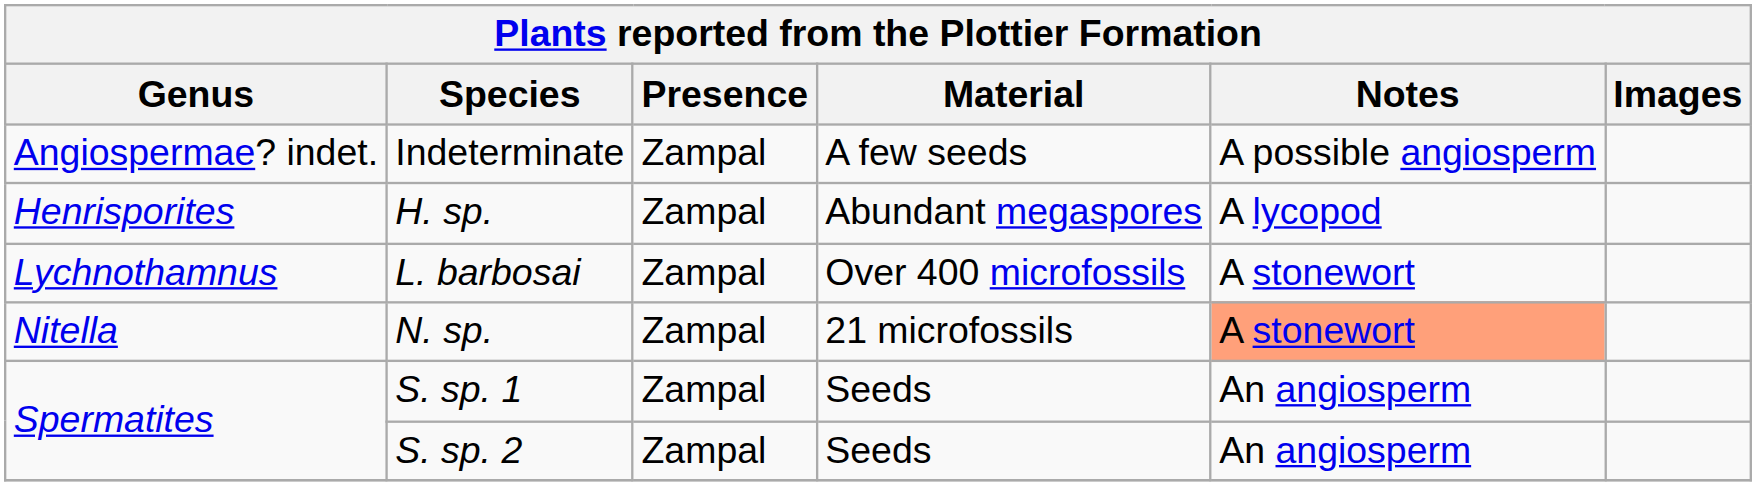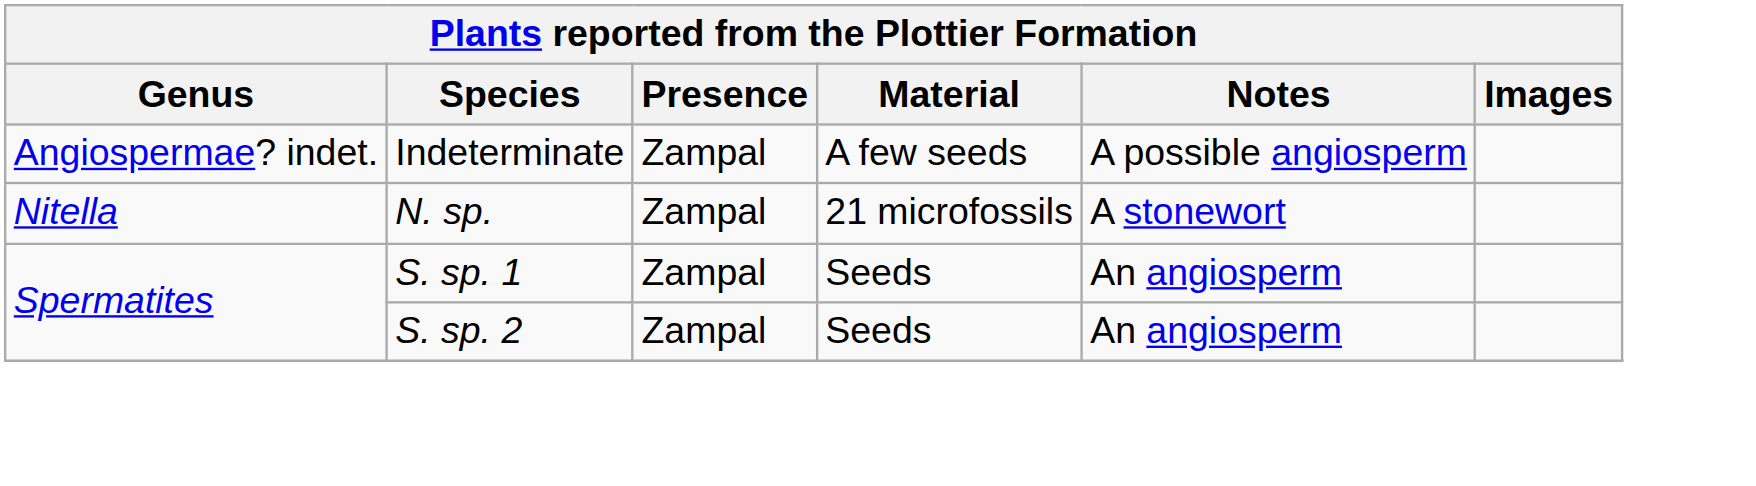- row: (444, 212)
- row: (488, 271)
(1317, 331) lightsalmon background -> (1188, 212) no background
